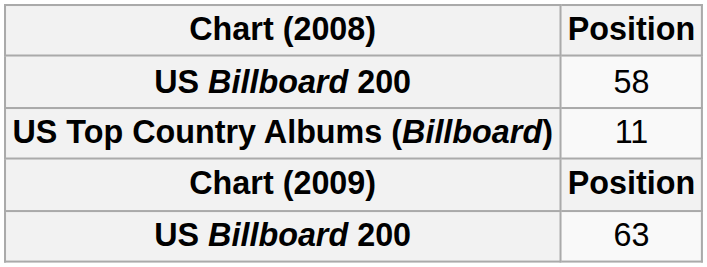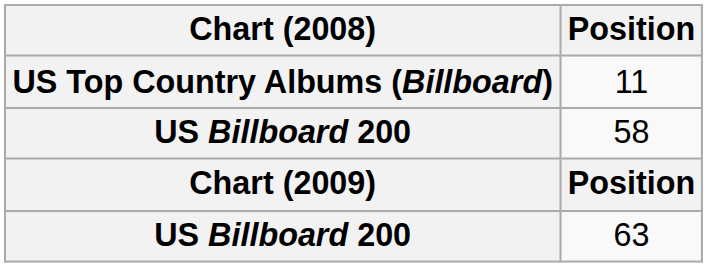rows swapped: (632, 81) <-> (632, 132)
